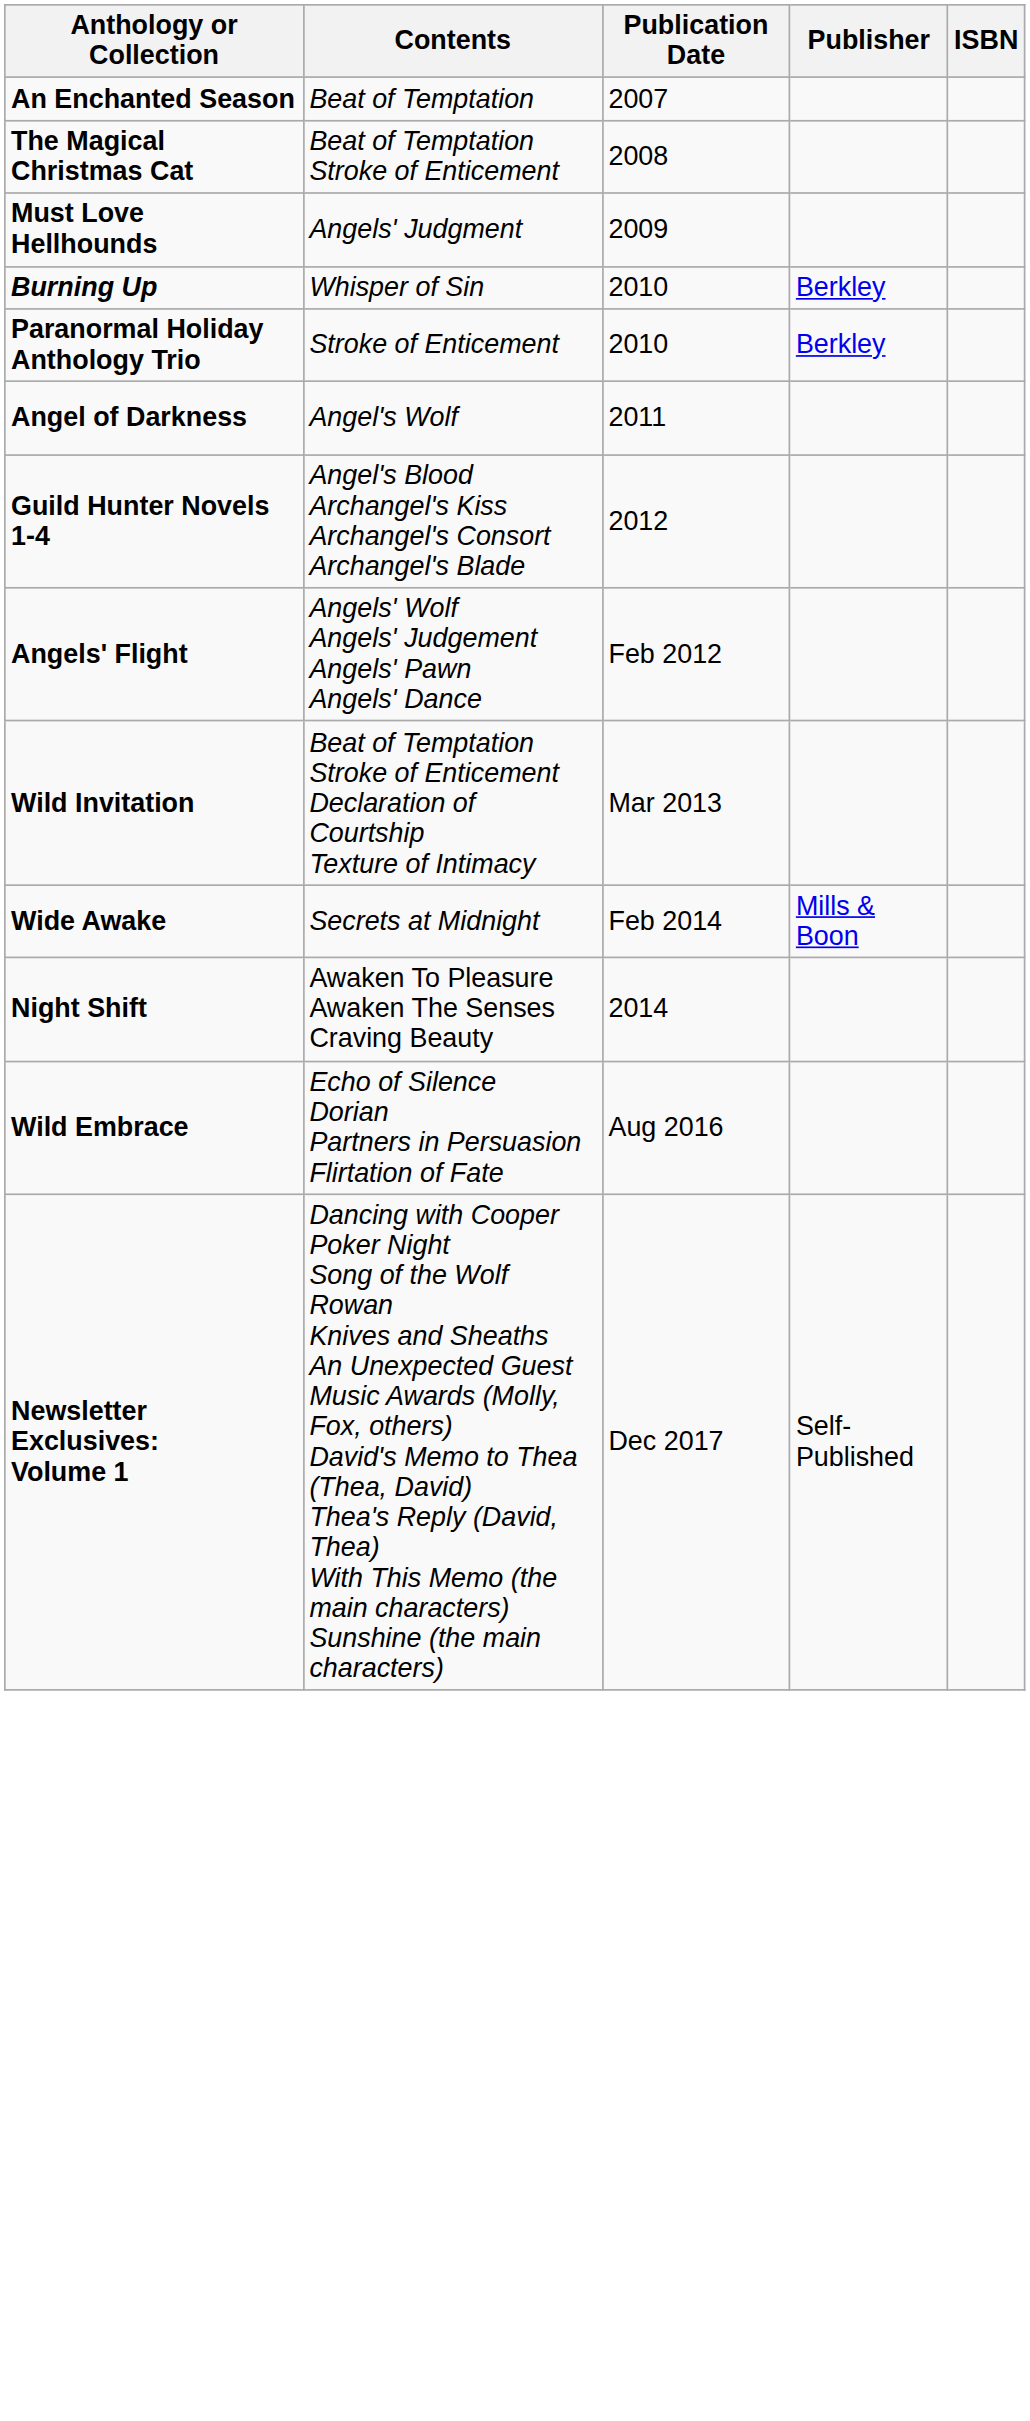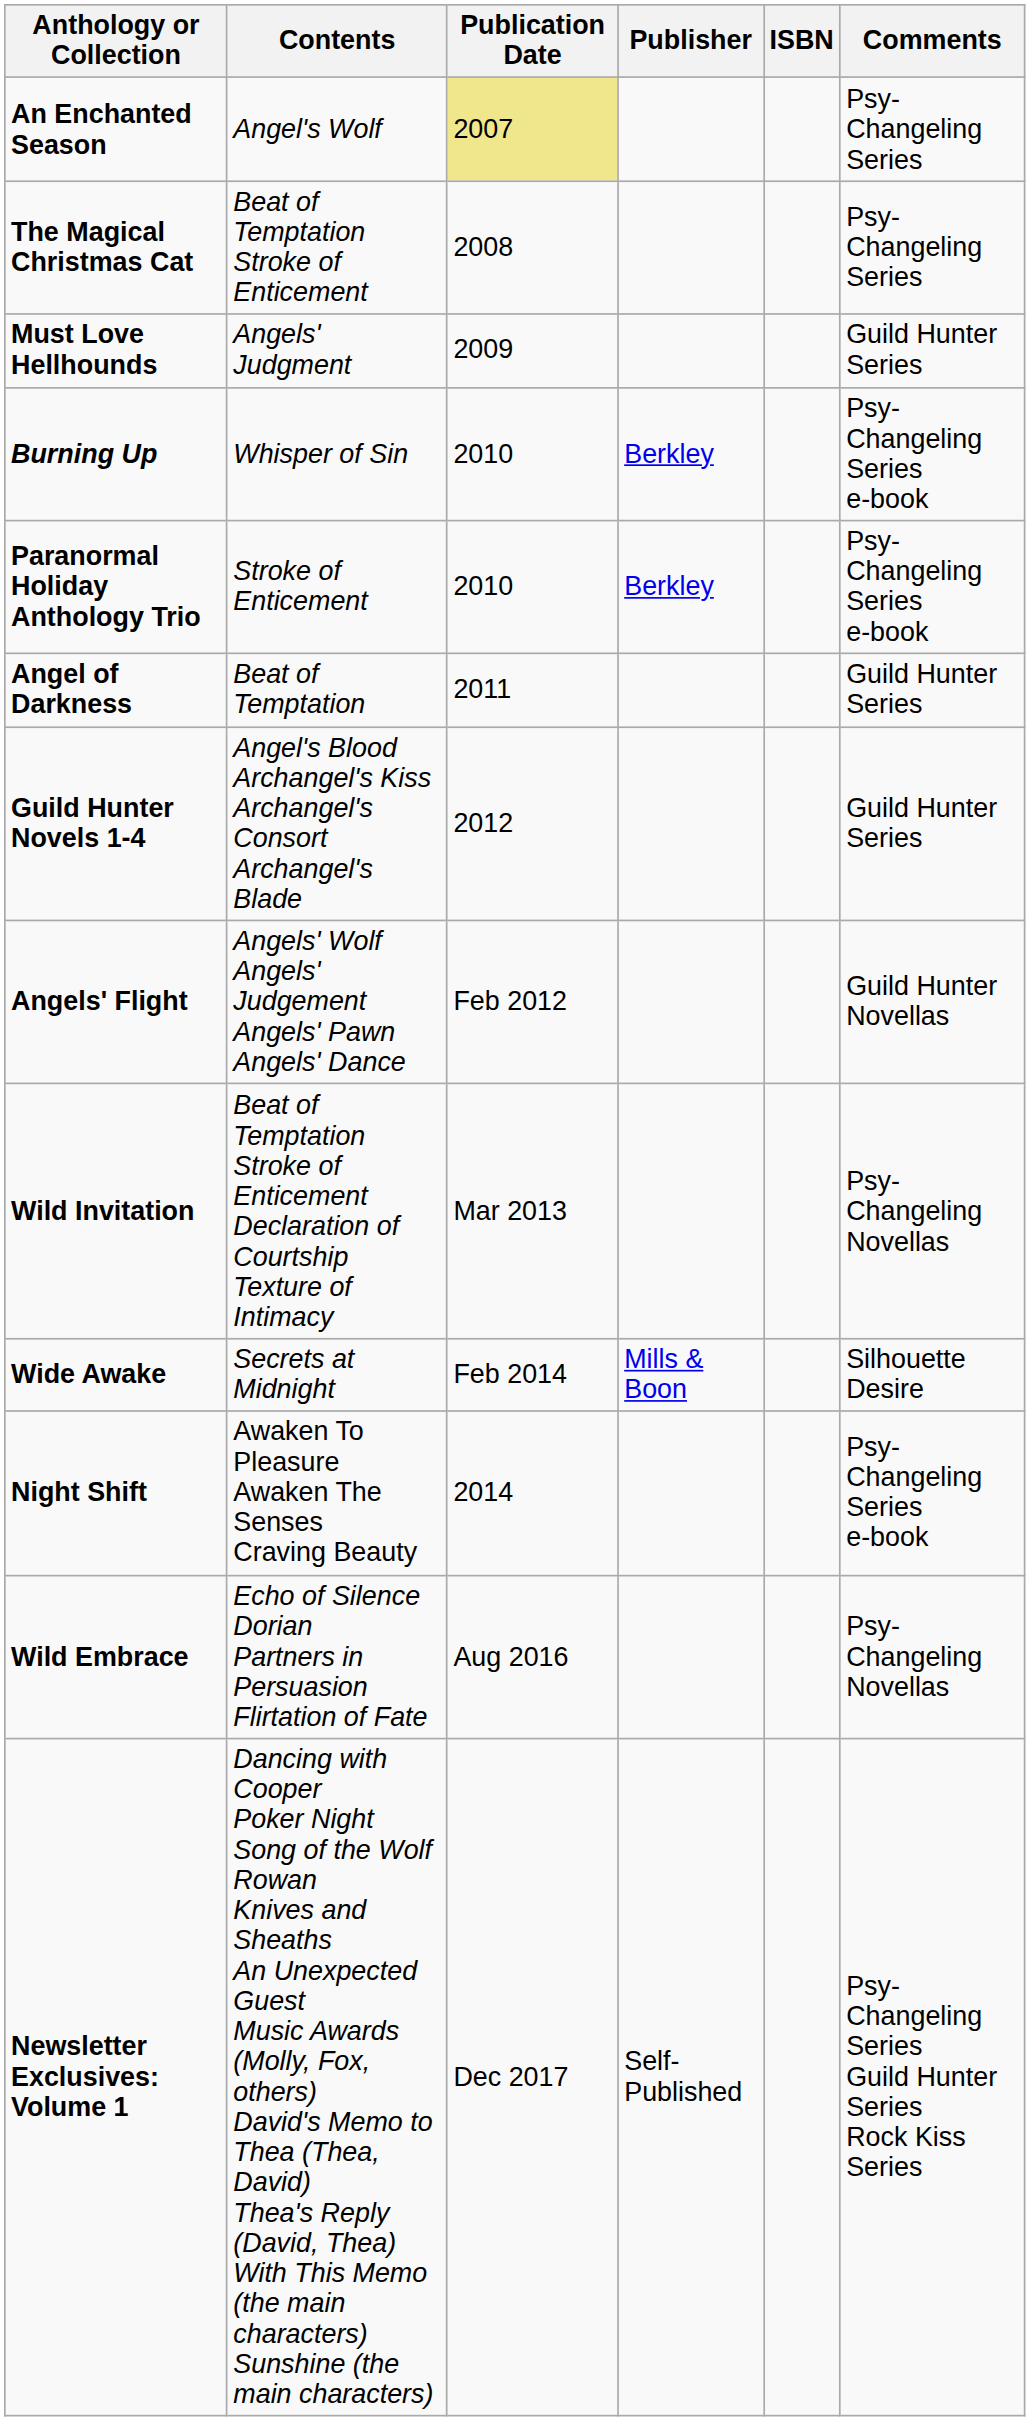+ column: (932, 40)
(422, 98) Beat of Temptation -> (308, 128) Angel's Wolf
(638, 98) no background -> (483, 128) khaki background
(384, 417) Angel's Wolf -> (299, 689) Beat of Temptation
